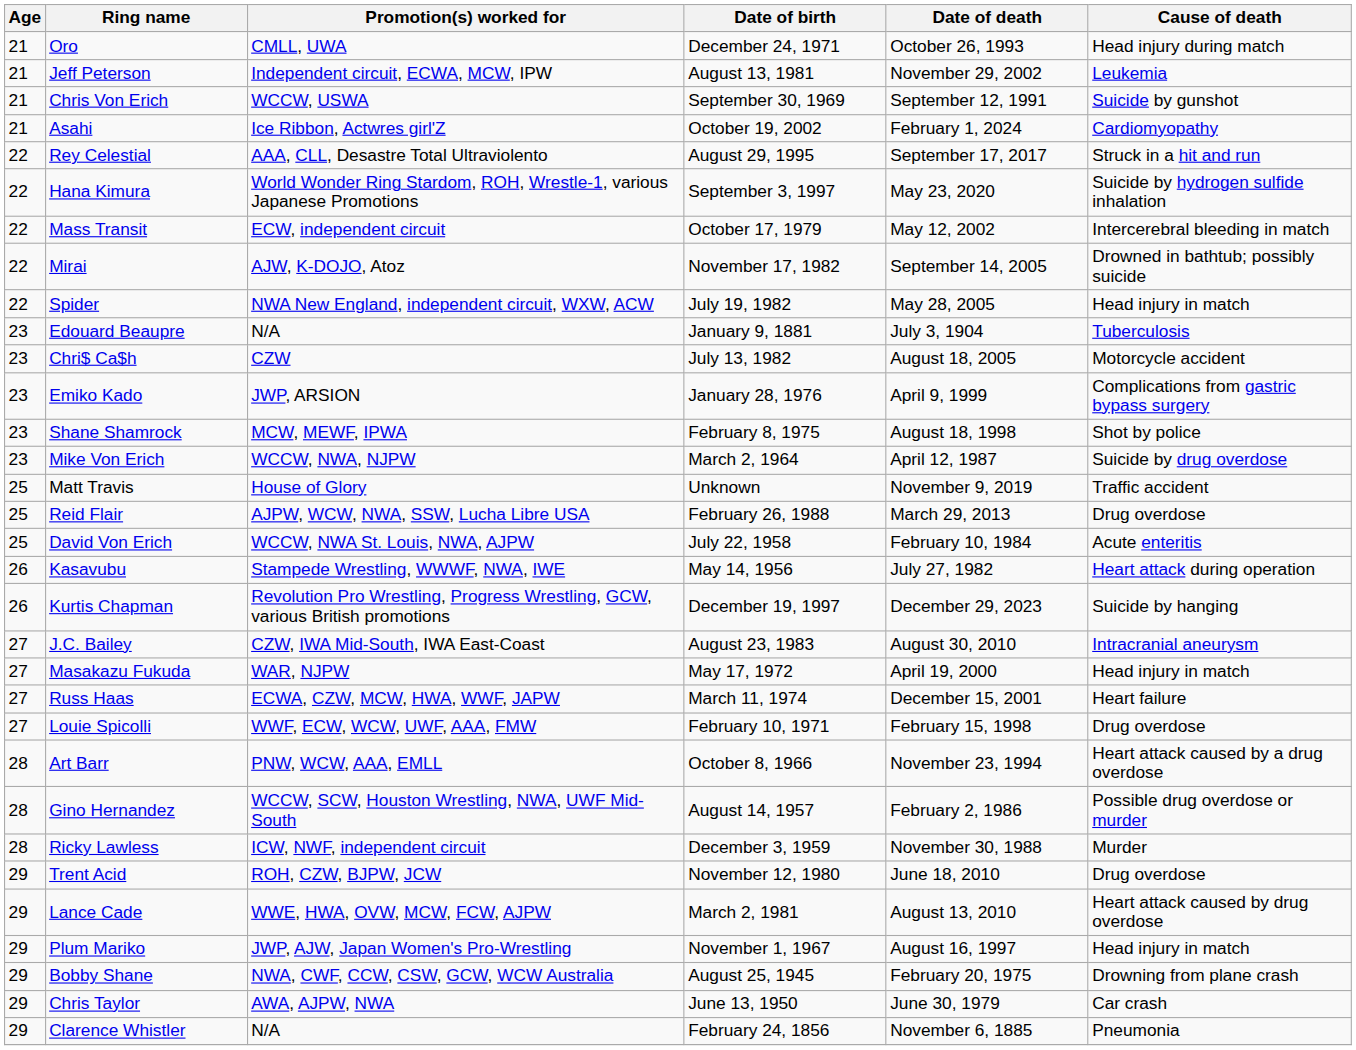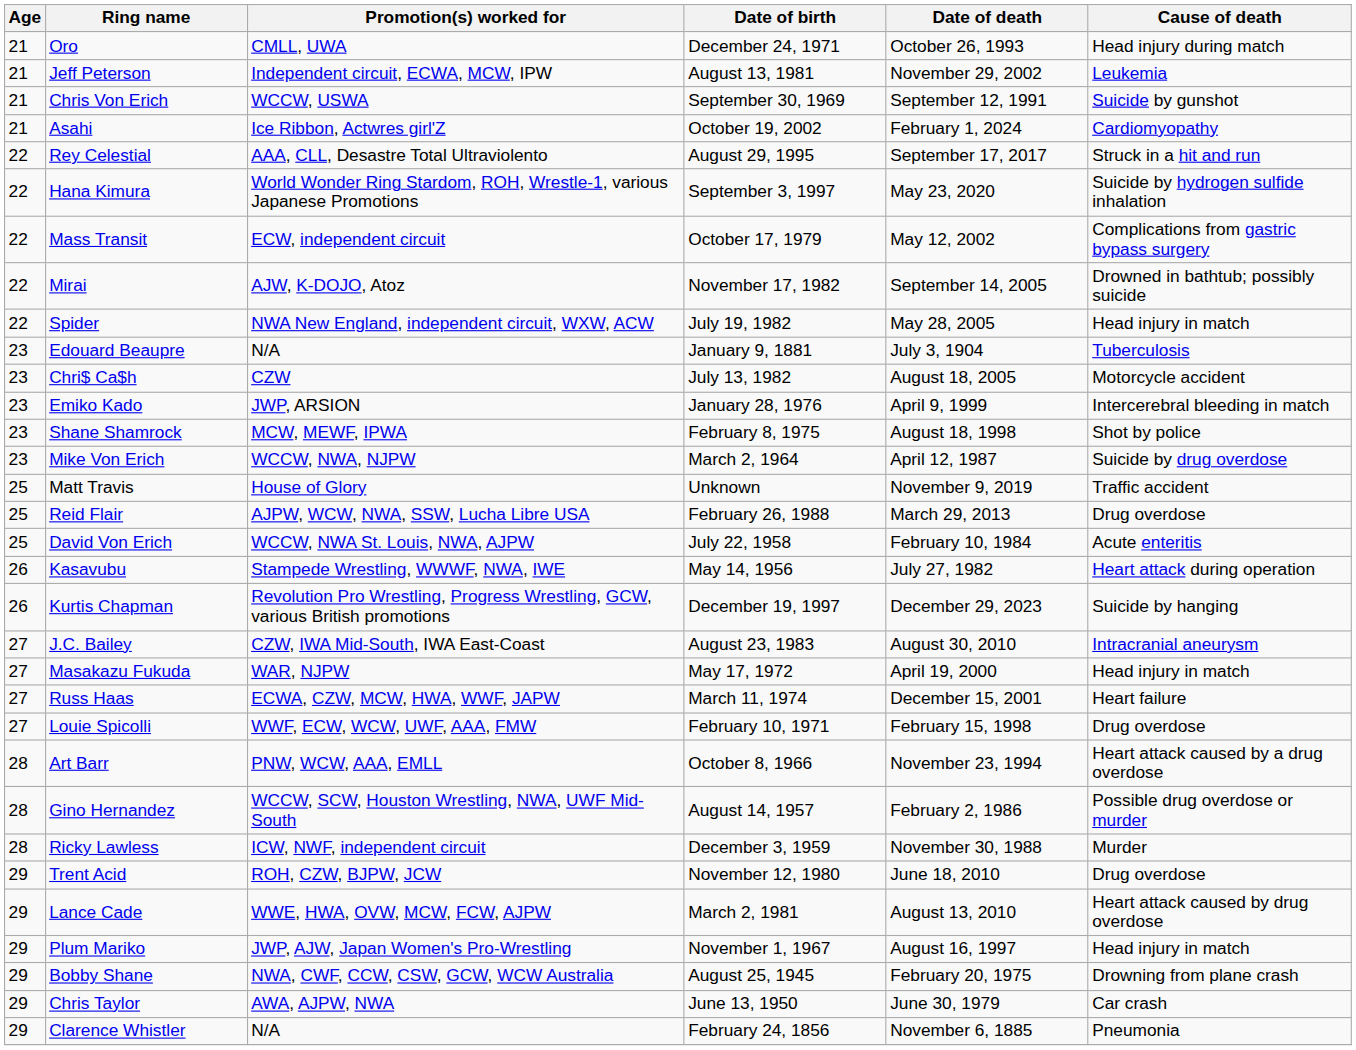(1211, 229) Intercerebral bleeding in match -> (1194, 239) Complications from gastric bypass surgery
(1194, 395) Complications from gastric bypass surgery -> (1211, 405) Intercerebral bleeding in match
